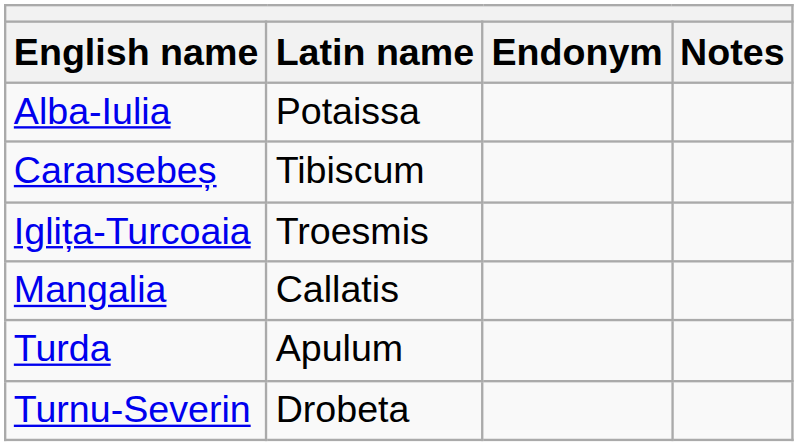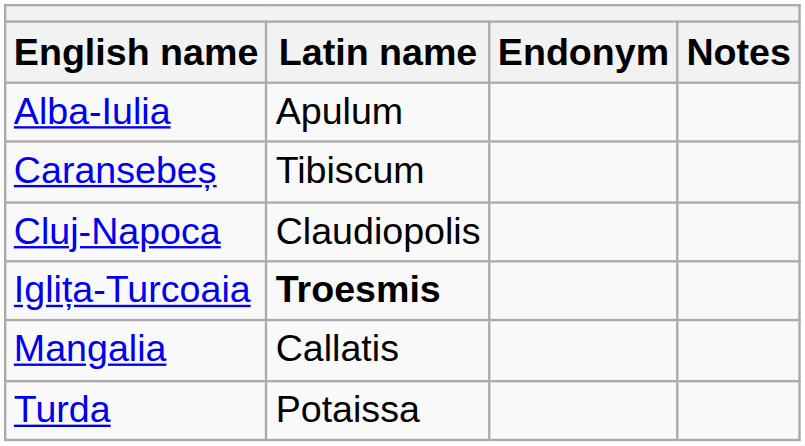(348, 111) Potaissa -> (339, 111) Apulum
+ row: (117, 230)
(352, 230) normal -> (358, 290) bold
(339, 349) Apulum -> (348, 409) Potaissa
- row: (132, 409)
